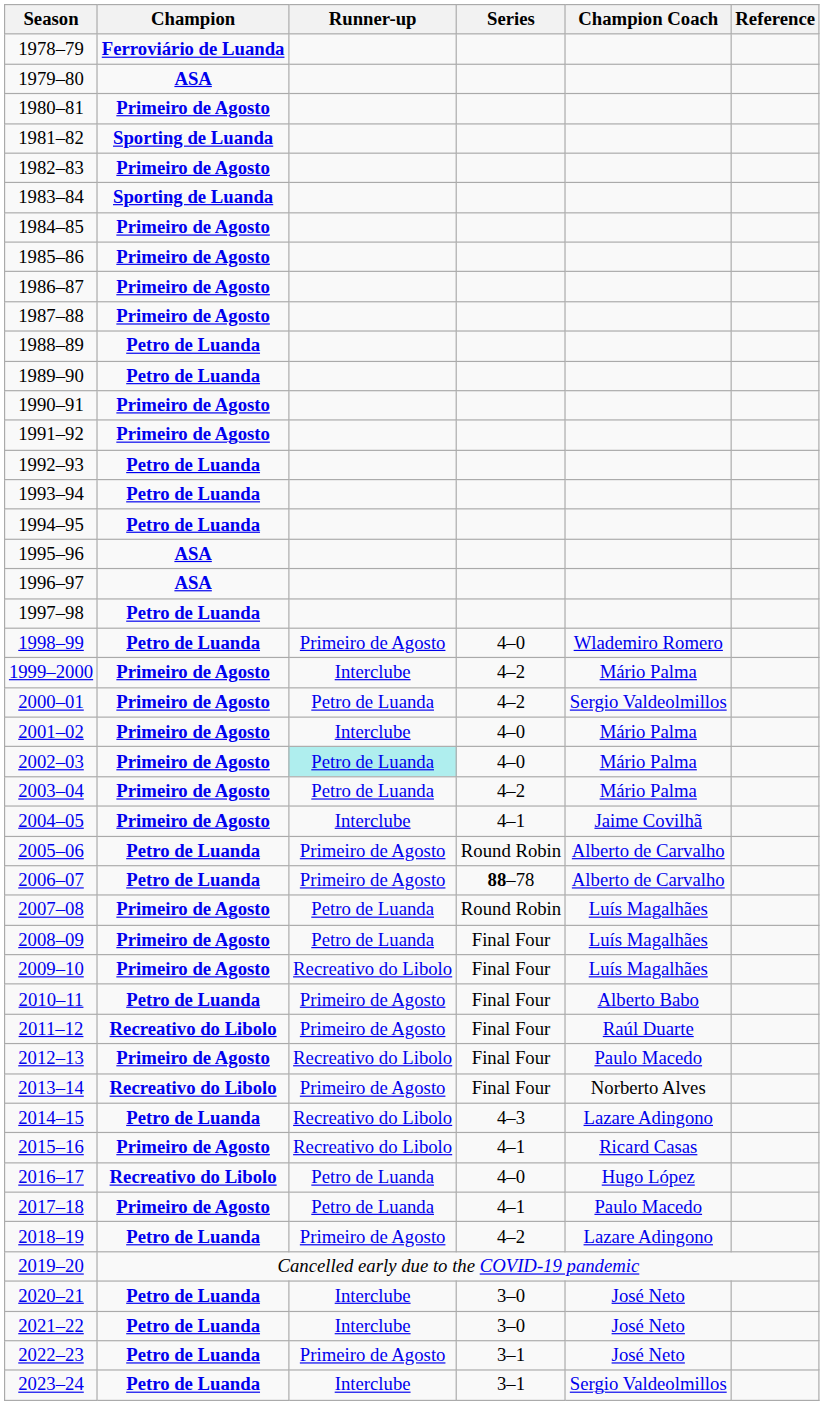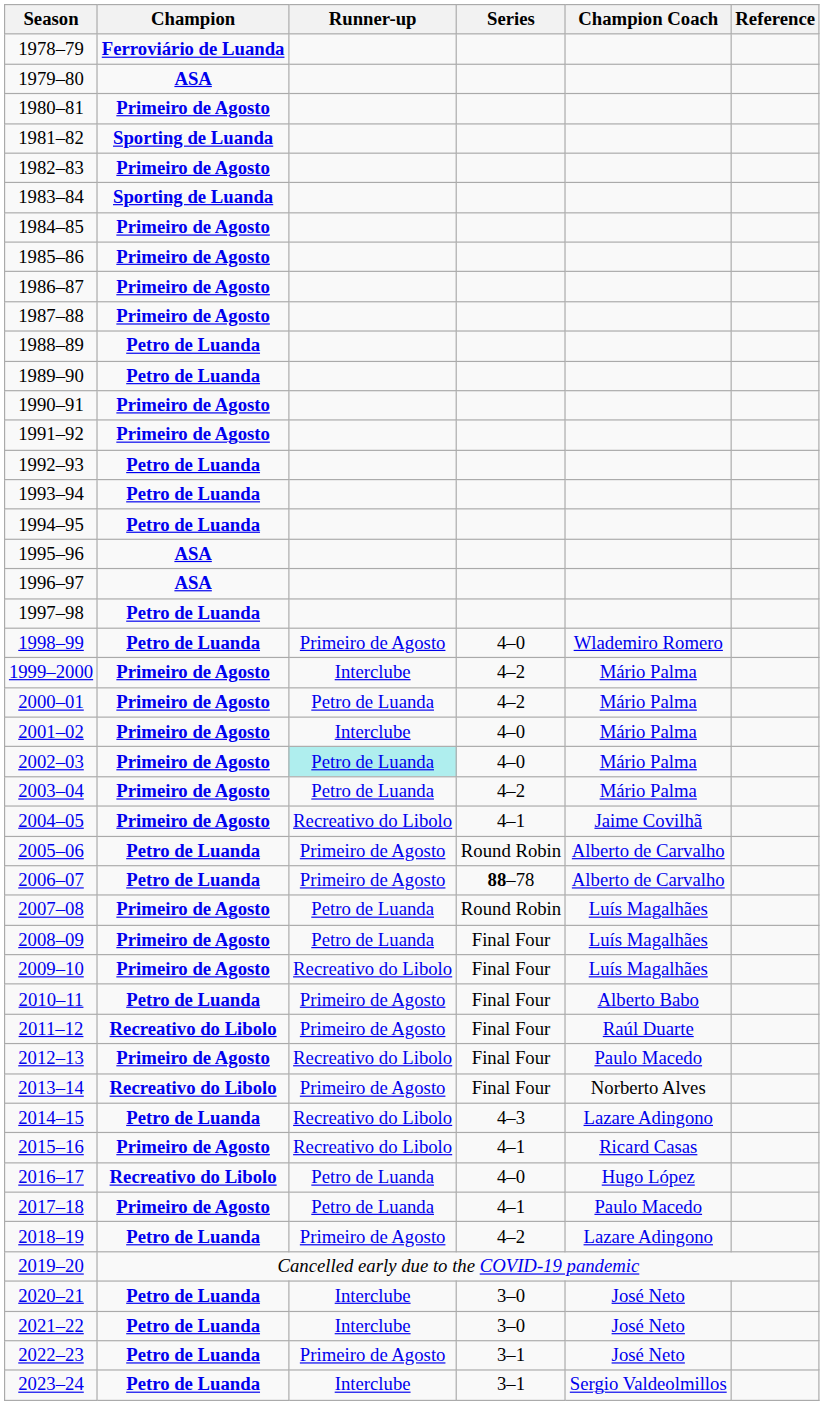(648, 702) Sergio Valdeolmillos -> (648, 702) Mário Palma
(373, 820) Interclube -> (373, 820) Recreativo do Libolo
